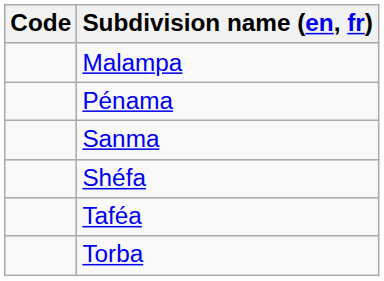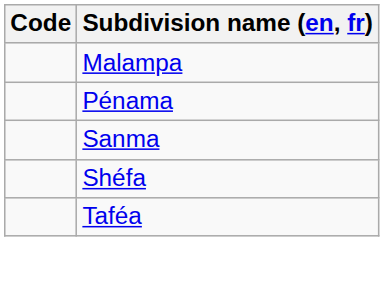- row: (113, 255)
